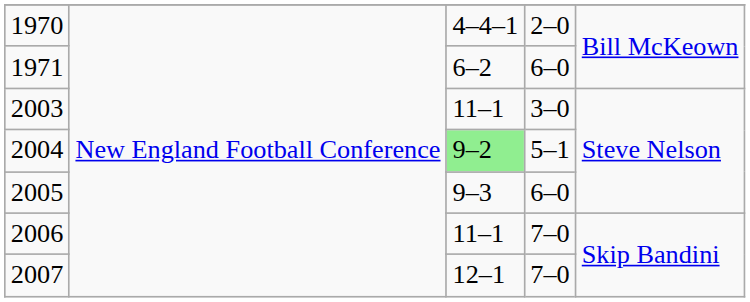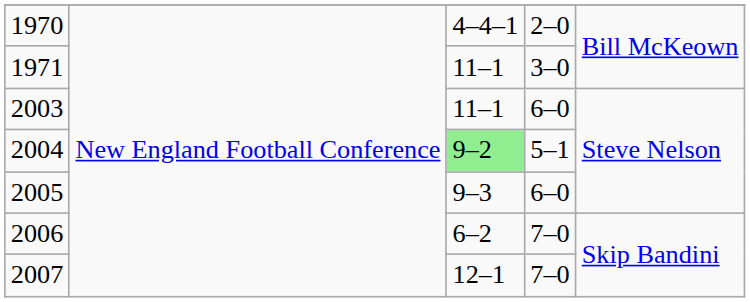(472, 66) 6–2 -> (478, 66) 11–1
(550, 66) 6–0 -> (550, 66) 3–0
(550, 108) 3–0 -> (550, 108) 6–0
(478, 233) 11–1 -> (472, 233) 6–2
